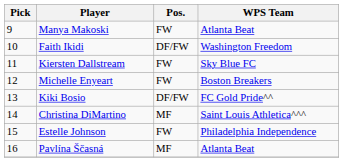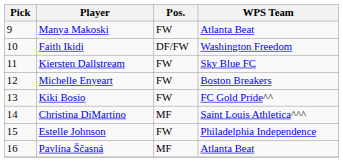(172, 98) DF/FW -> (164, 98) FW
